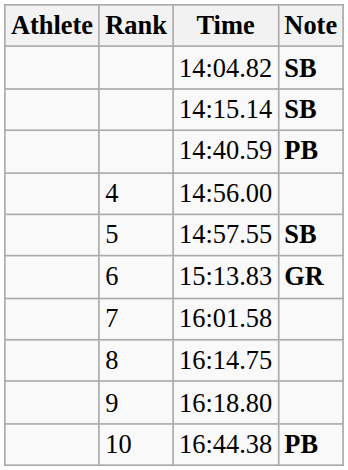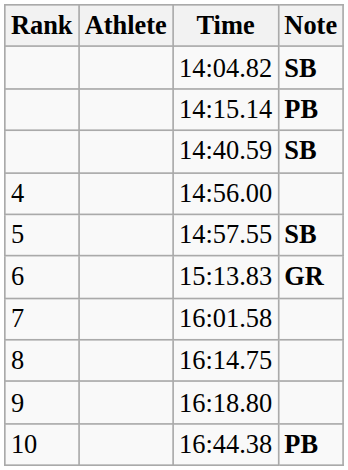columns swapped: (136, 25) <-> (52, 25)
(300, 109) SB -> (301, 109) PB
(301, 151) PB -> (300, 151) SB
